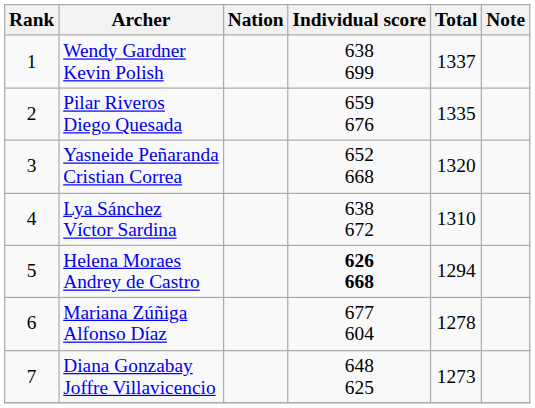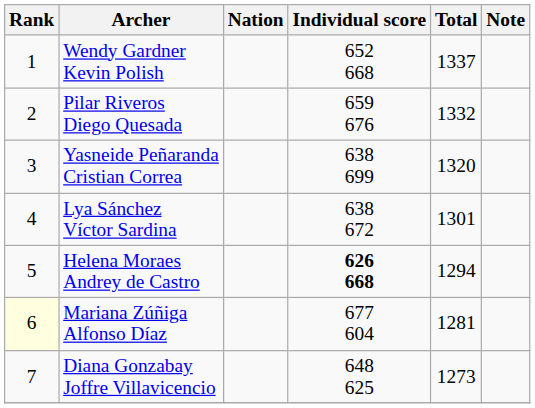(359, 61) 638 699 -> (359, 61) 652 668
(456, 113) 1335 -> (456, 113) 1332
(359, 166) 652 668 -> (359, 166) 638 699
(456, 218) 1310 -> (456, 218) 1301
(32, 323) no background -> (32, 323) lightyellow background
(456, 323) 1278 -> (456, 323) 1281
